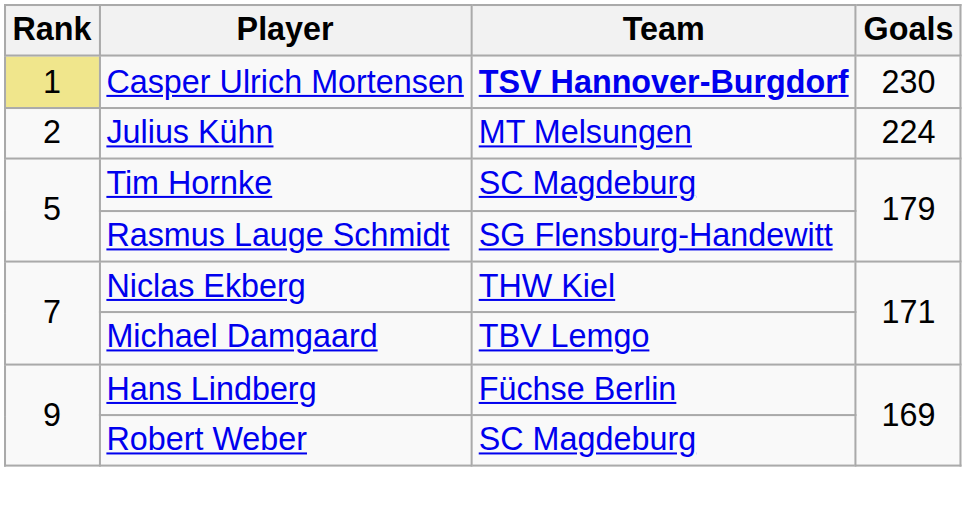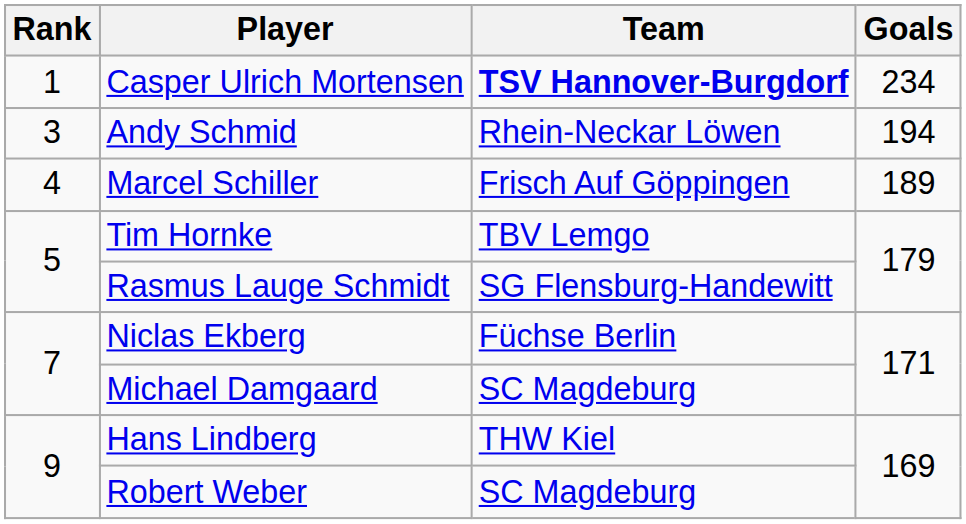(52, 81) khaki background -> (52, 81) no background
(908, 81) 230 -> (908, 81) 234
- row: (190, 132)
+ row: (202, 132)
+ row: (212, 183)
(587, 183) SC Magdeburg -> (564, 235) TBV Lemgo
(547, 286) THW Kiel -> (578, 337) Füchse Berlin
(564, 337) TBV Lemgo -> (587, 388) SC Magdeburg
(578, 388) Füchse Berlin -> (547, 440) THW Kiel
